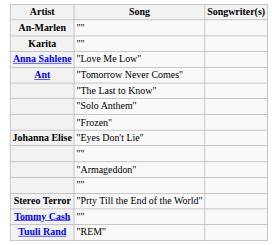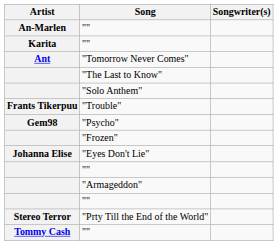- row: (42, 59)
+ row: (42, 106)
+ row: (42, 122)
- row: (42, 232)
